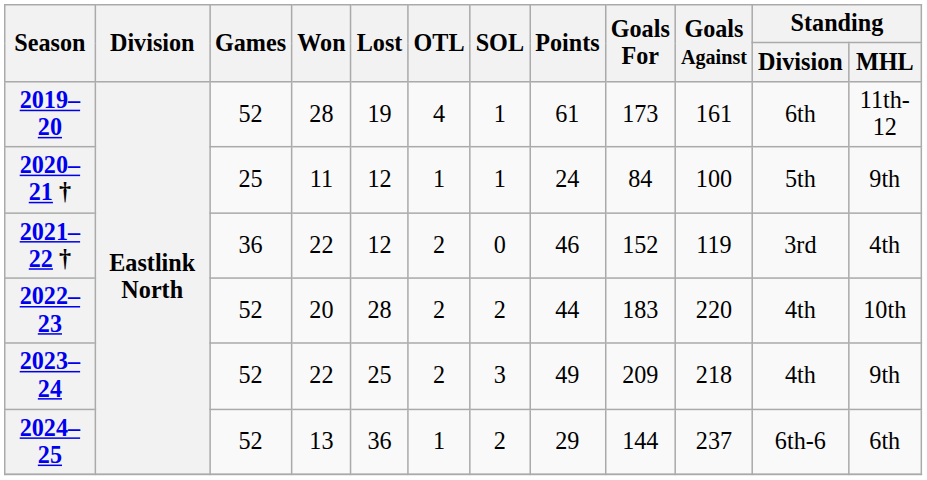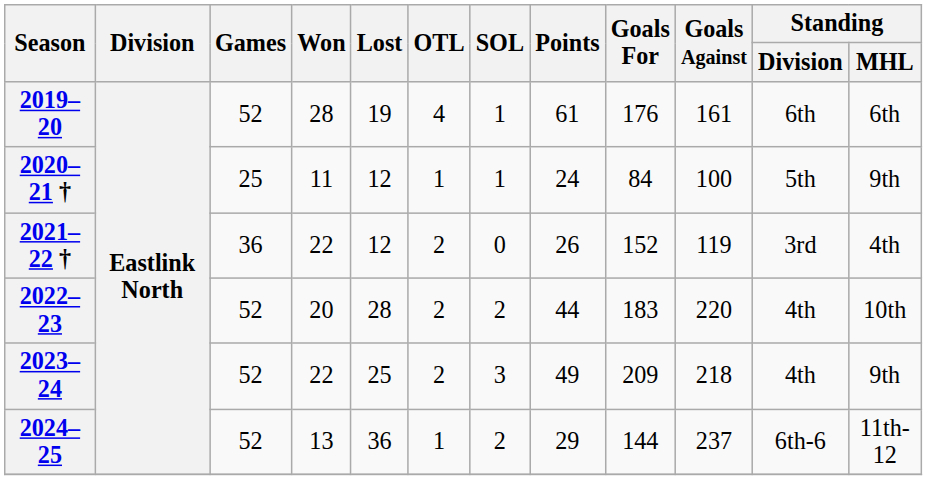(640, 113) 173 -> (640, 113) 176
(885, 113) 11th-12 -> (885, 113) 6th
(567, 244) 46 -> (567, 244) 26
(885, 441) 6th -> (885, 441) 11th-12
